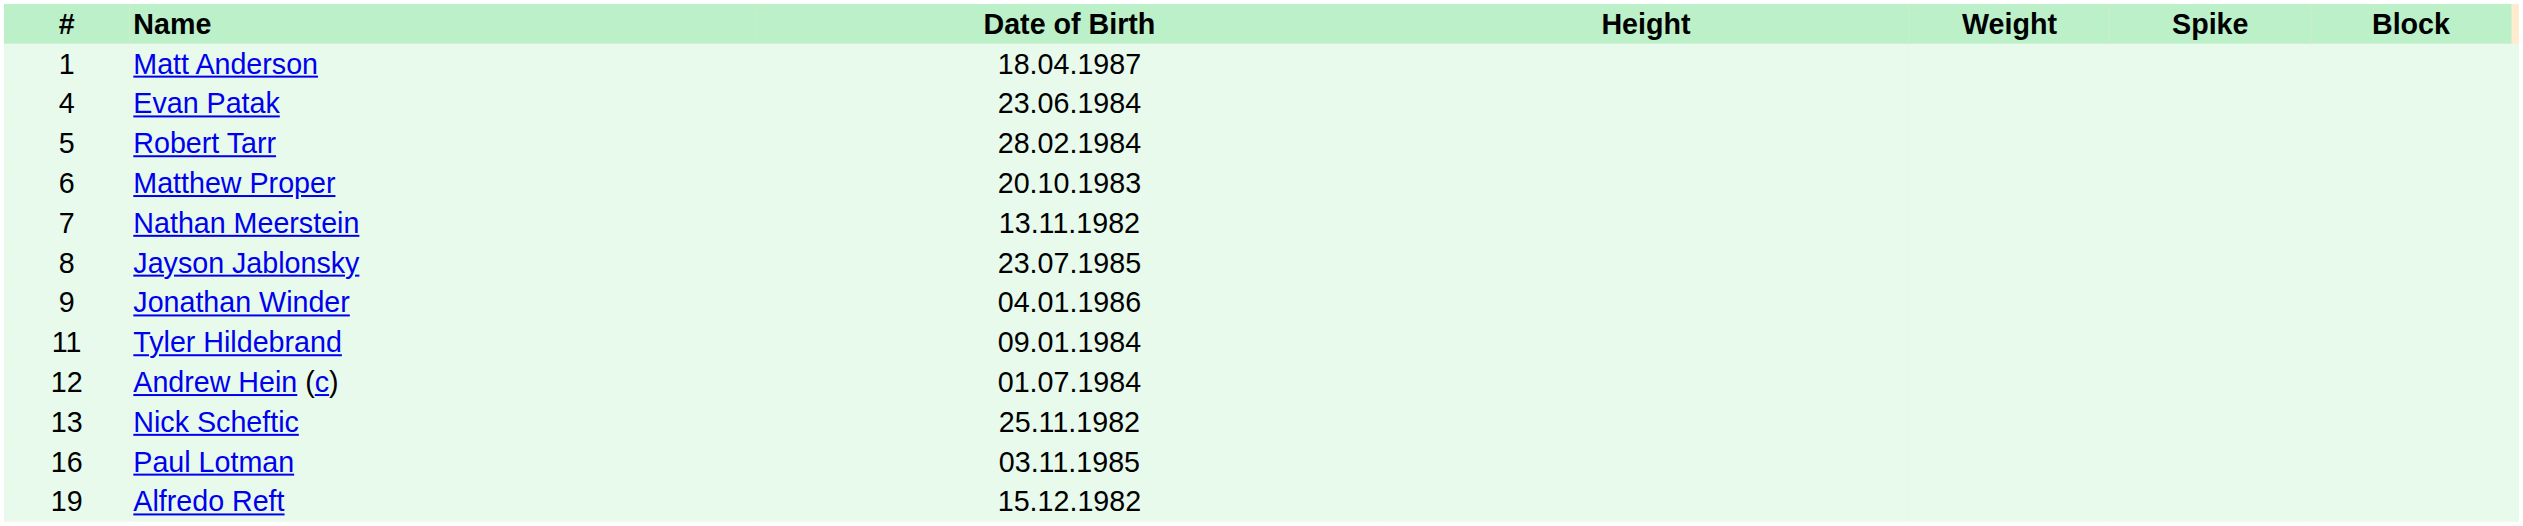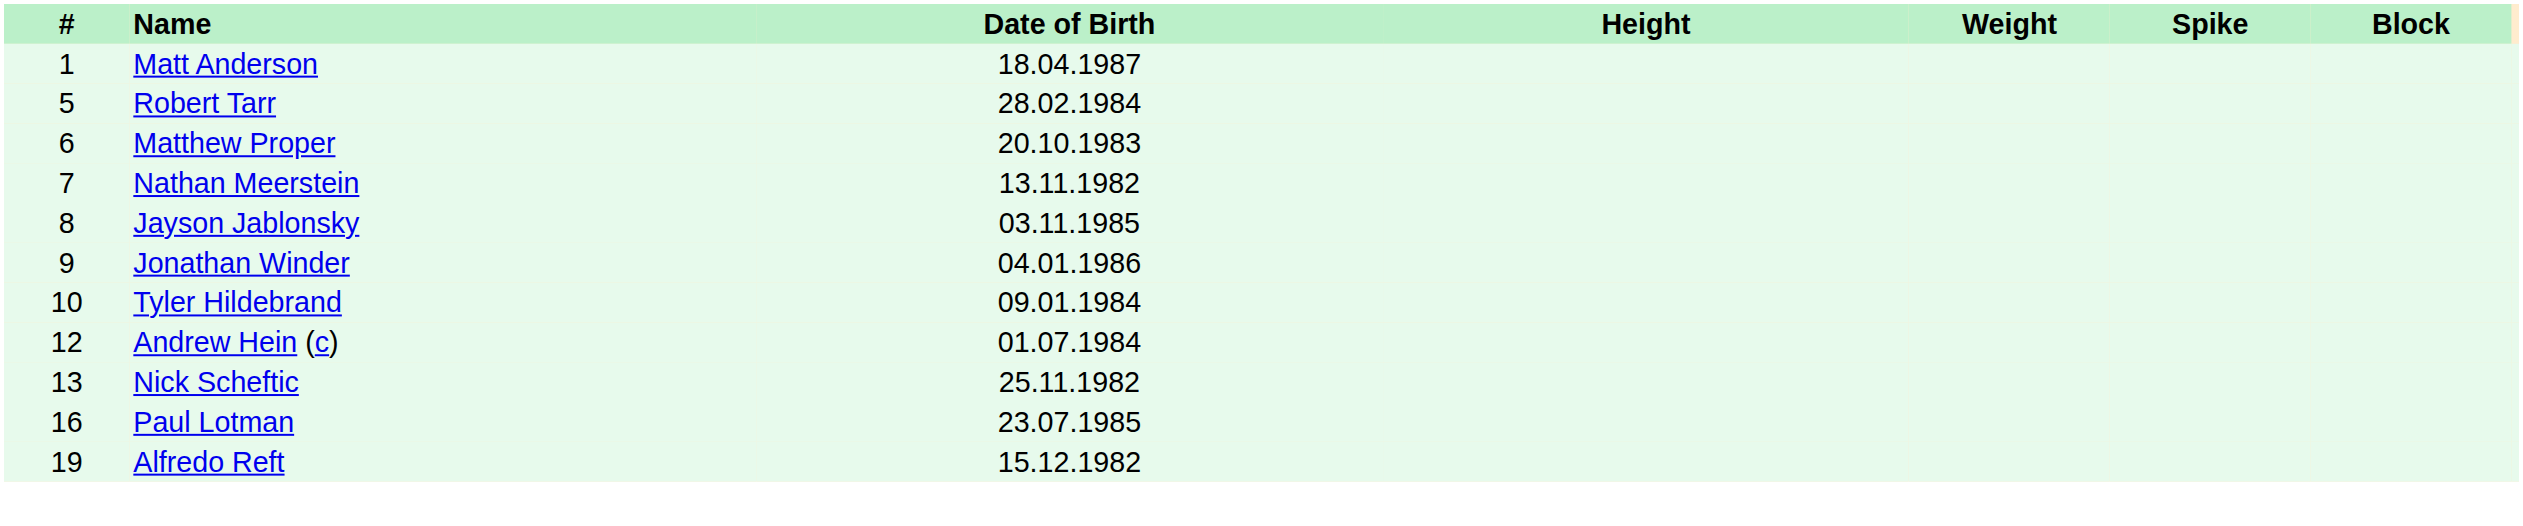- row: (207, 104)
(1069, 263) 23.07.1985 -> (1069, 223) 03.11.1985
(67, 342) 11 -> (67, 302) 10
(1069, 462) 03.11.1985 -> (1069, 422) 23.07.1985
